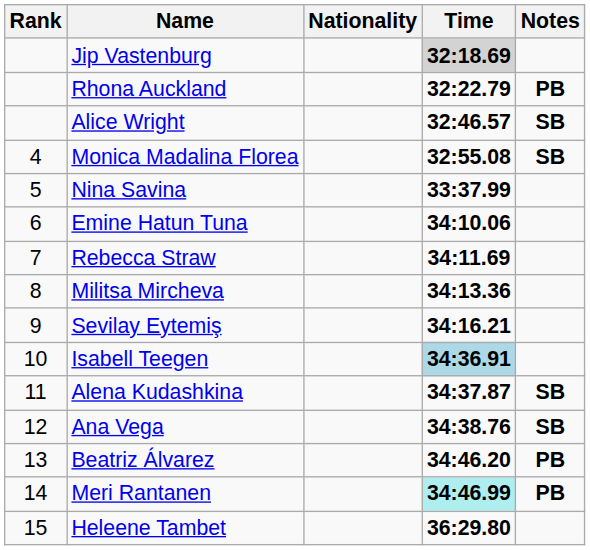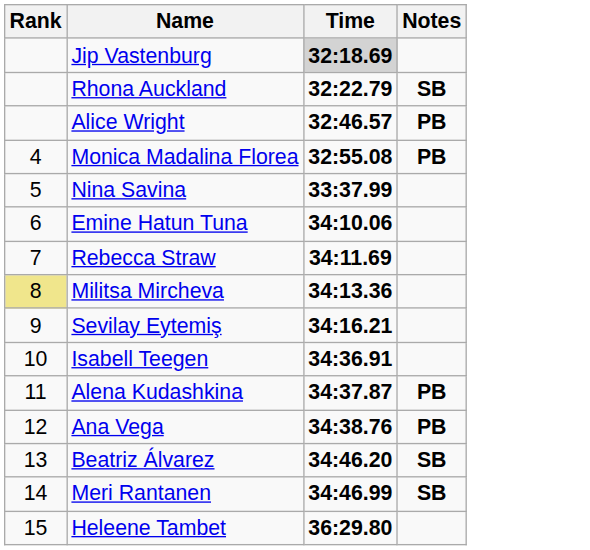- column: (363, 21)
(550, 88) PB -> (432, 88) SB
(550, 122) SB -> (432, 122) PB
(550, 156) SB -> (432, 156) PB
(36, 291) no background -> (36, 291) khaki background
(469, 358) lightblue background -> (350, 358) no background
(550, 392) SB -> (432, 392) PB
(550, 426) SB -> (432, 426) PB
(550, 460) PB -> (432, 460) SB
(469, 493) paleturquoise background -> (350, 493) no background
(550, 493) PB -> (432, 493) SB
